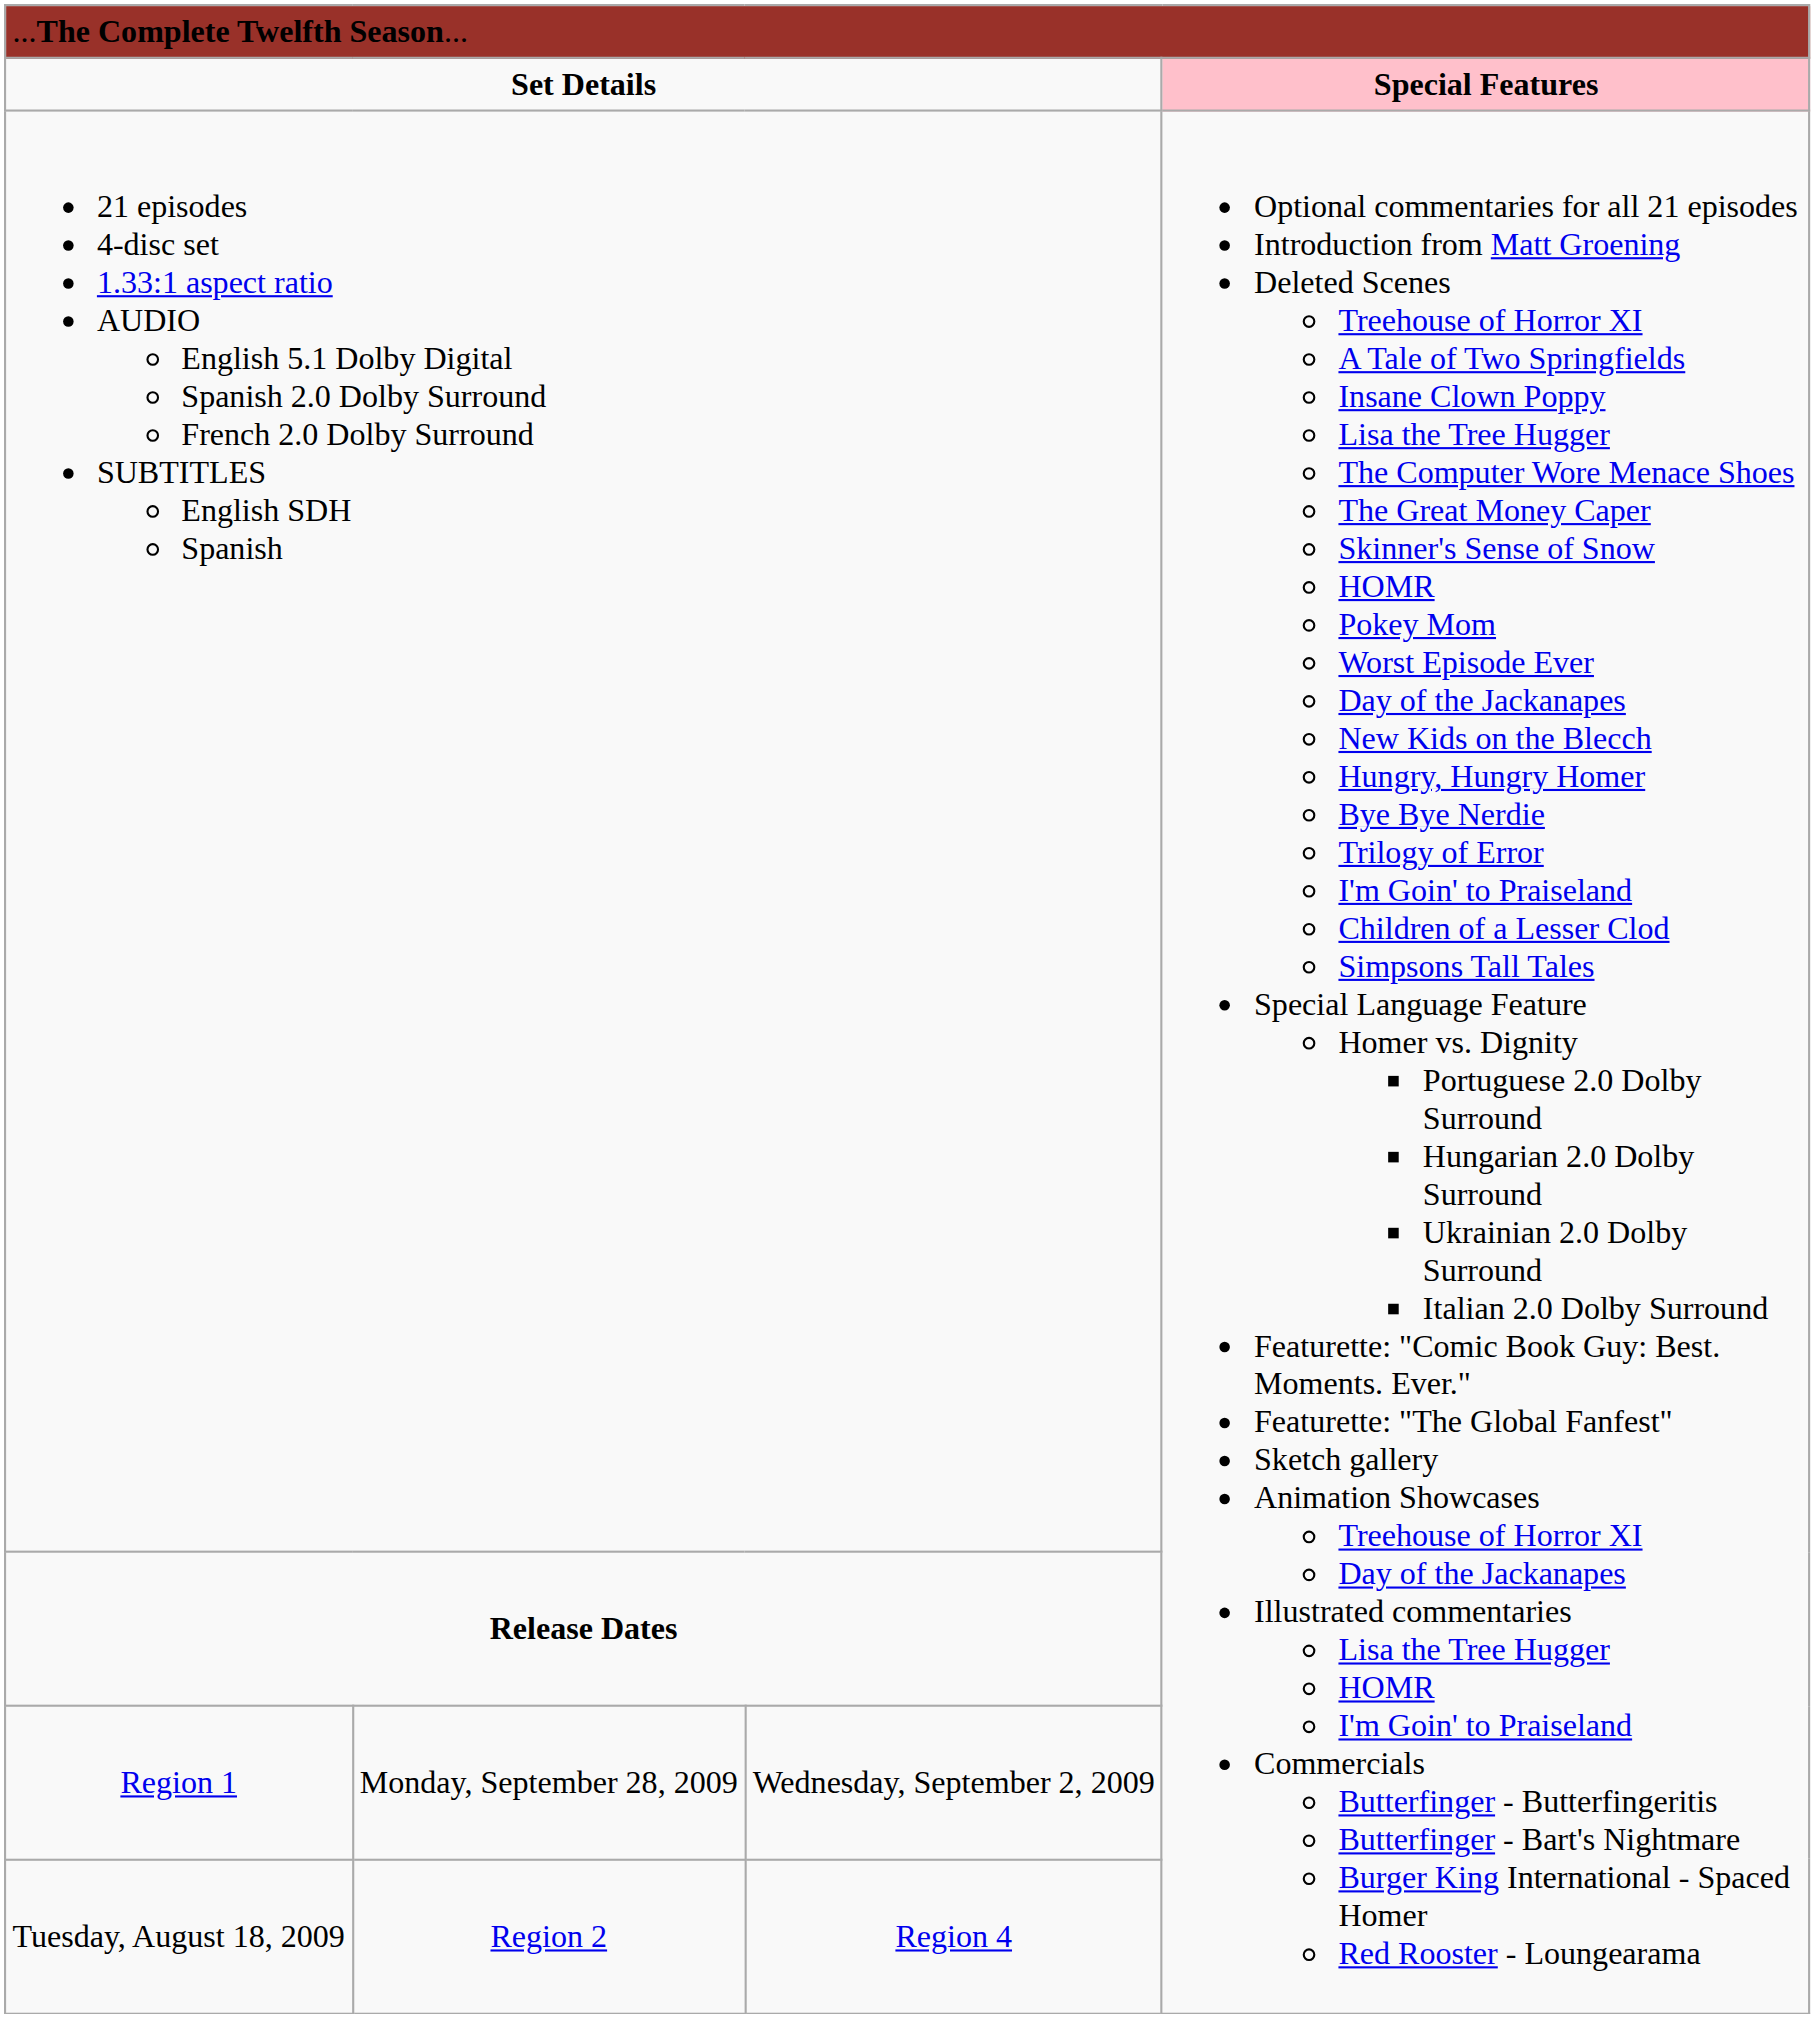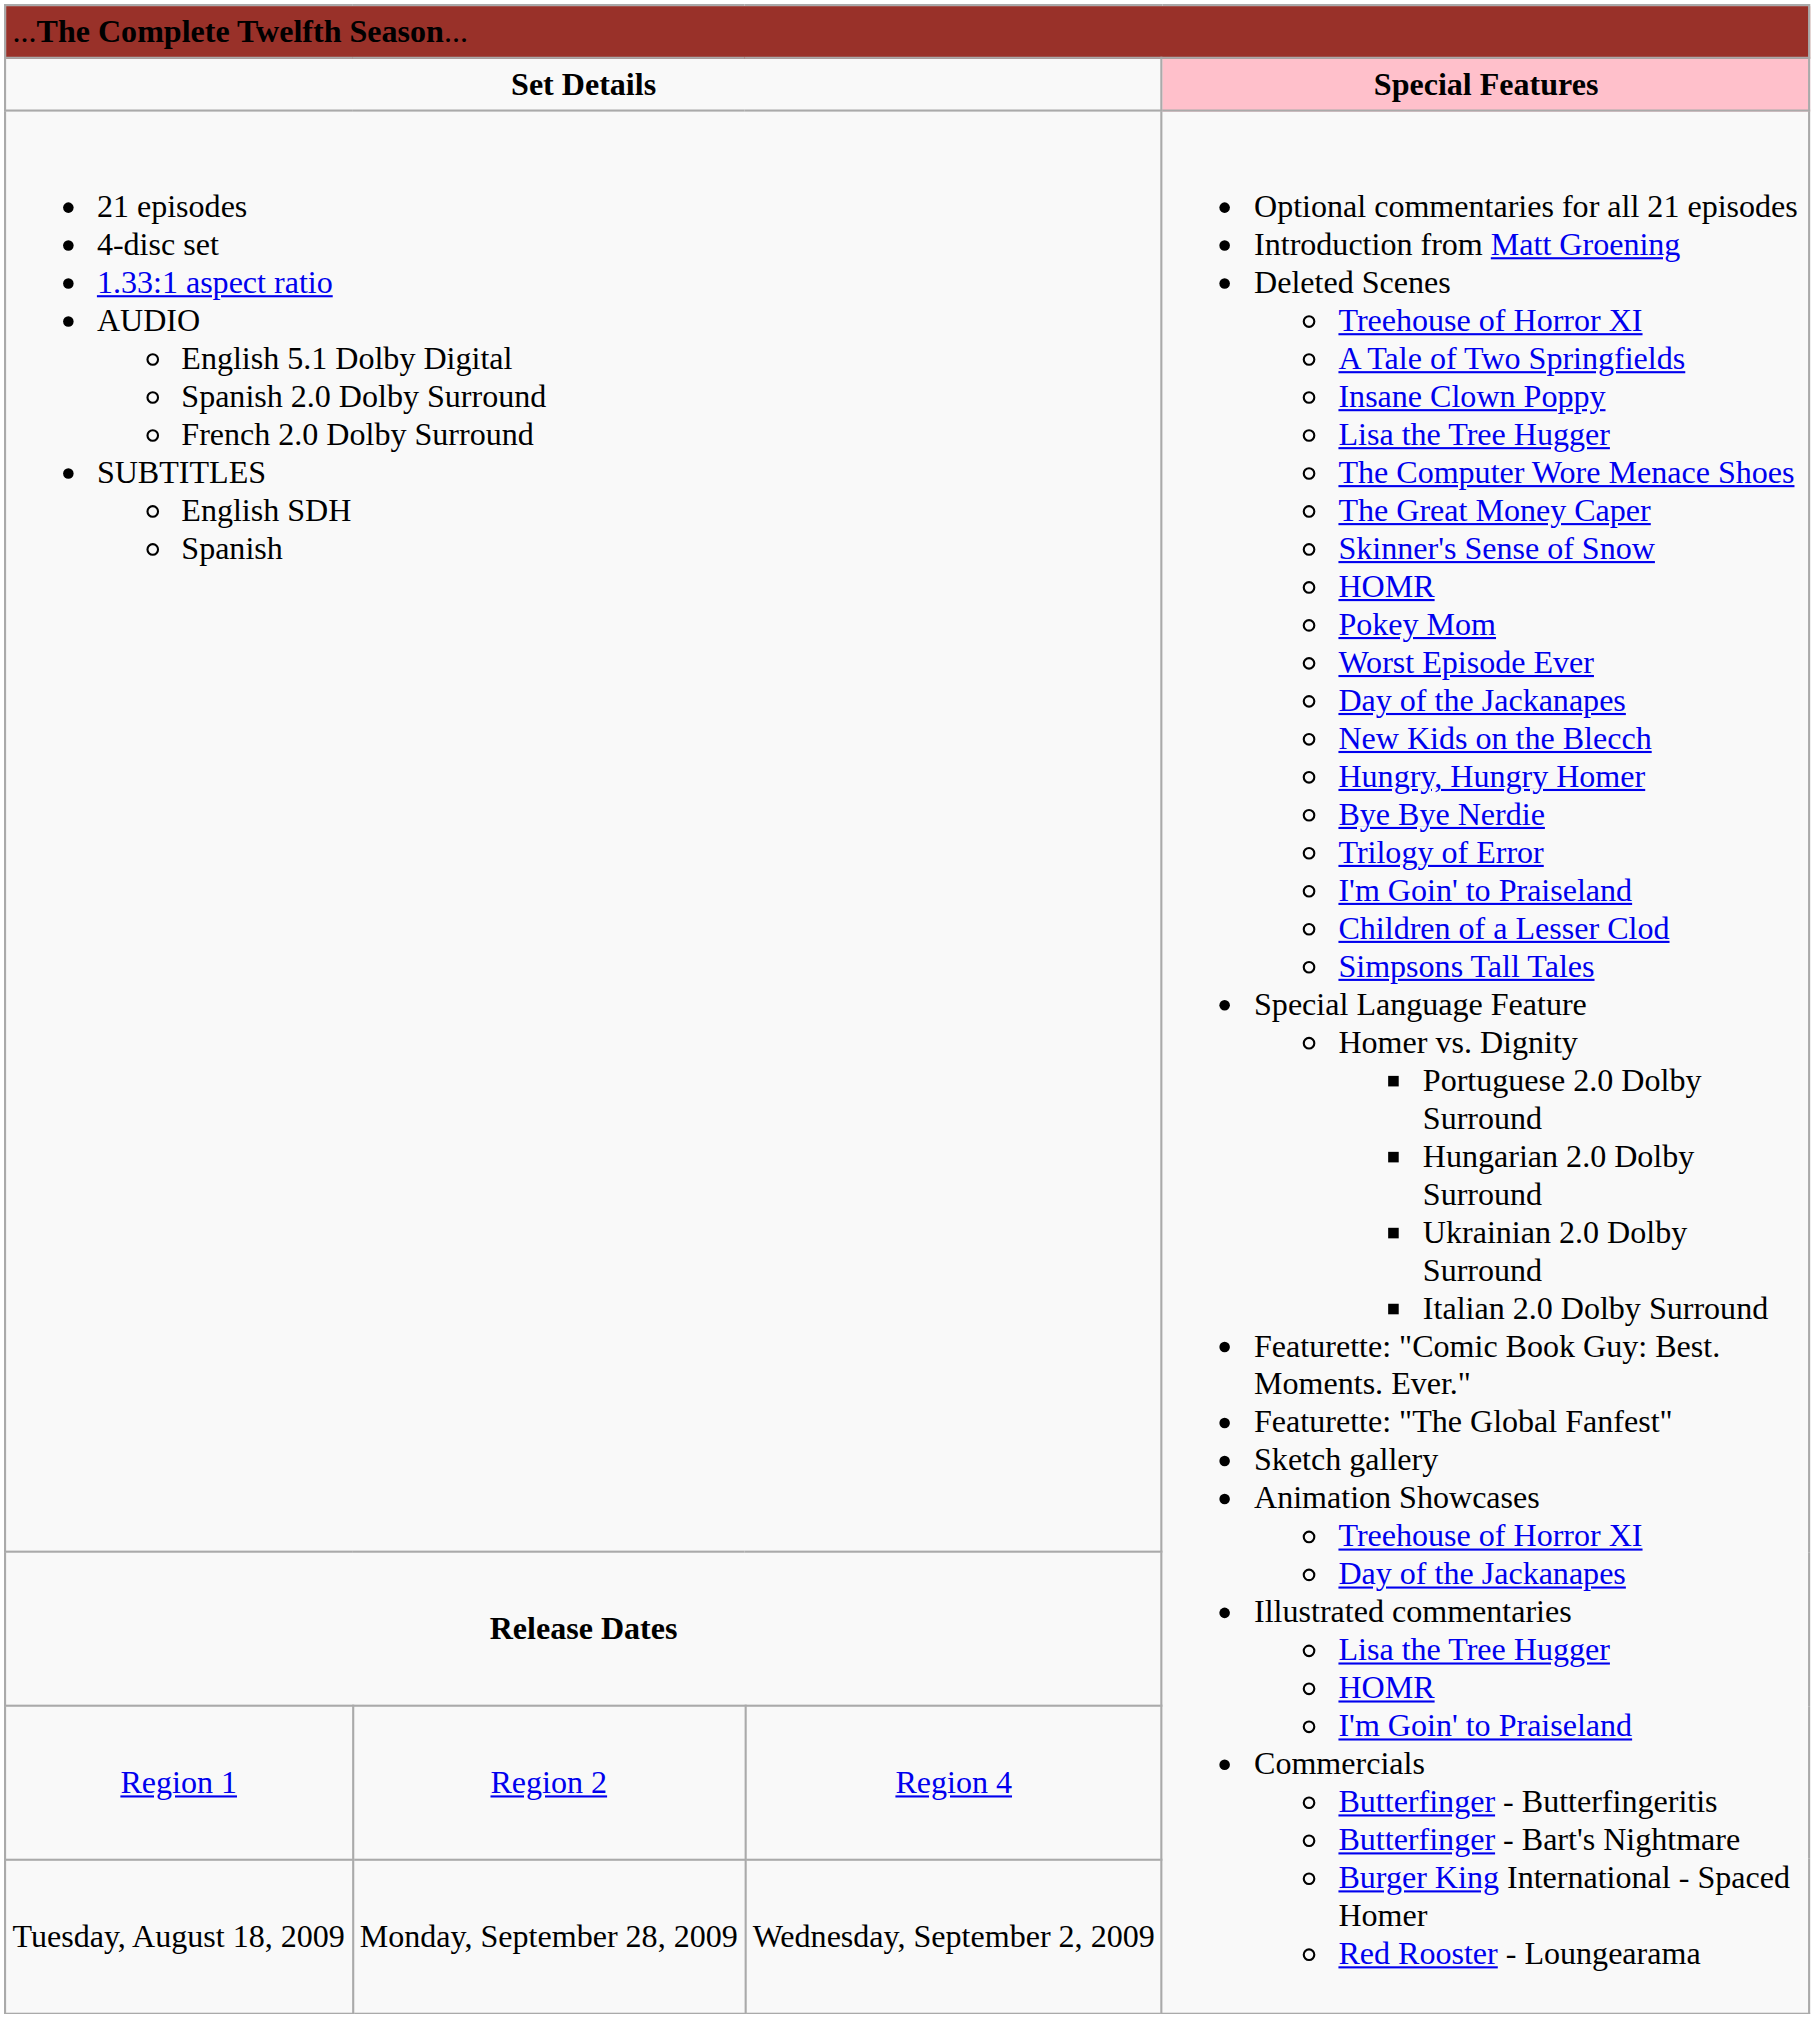(549, 1782) Monday, September 28, 2009 -> (549, 1782) Region 2
(954, 1782) Wednesday, September 2, 2009 -> (954, 1782) Region 4
(549, 1935) Region 2 -> (549, 1935) Monday, September 28, 2009
(954, 1935) Region 4 -> (954, 1935) Wednesday, September 2, 2009
